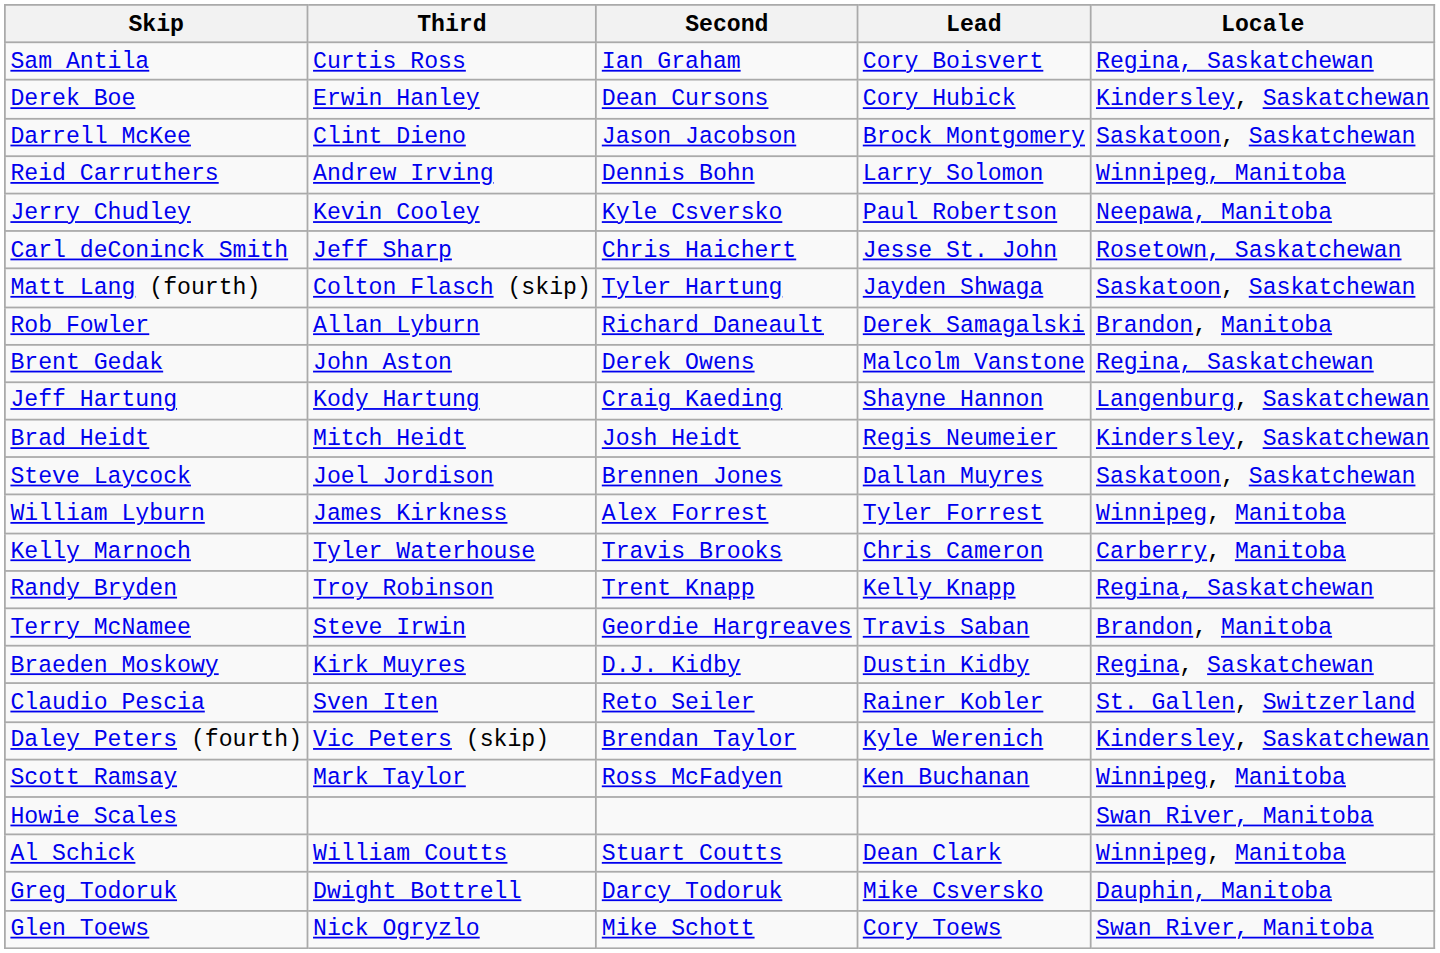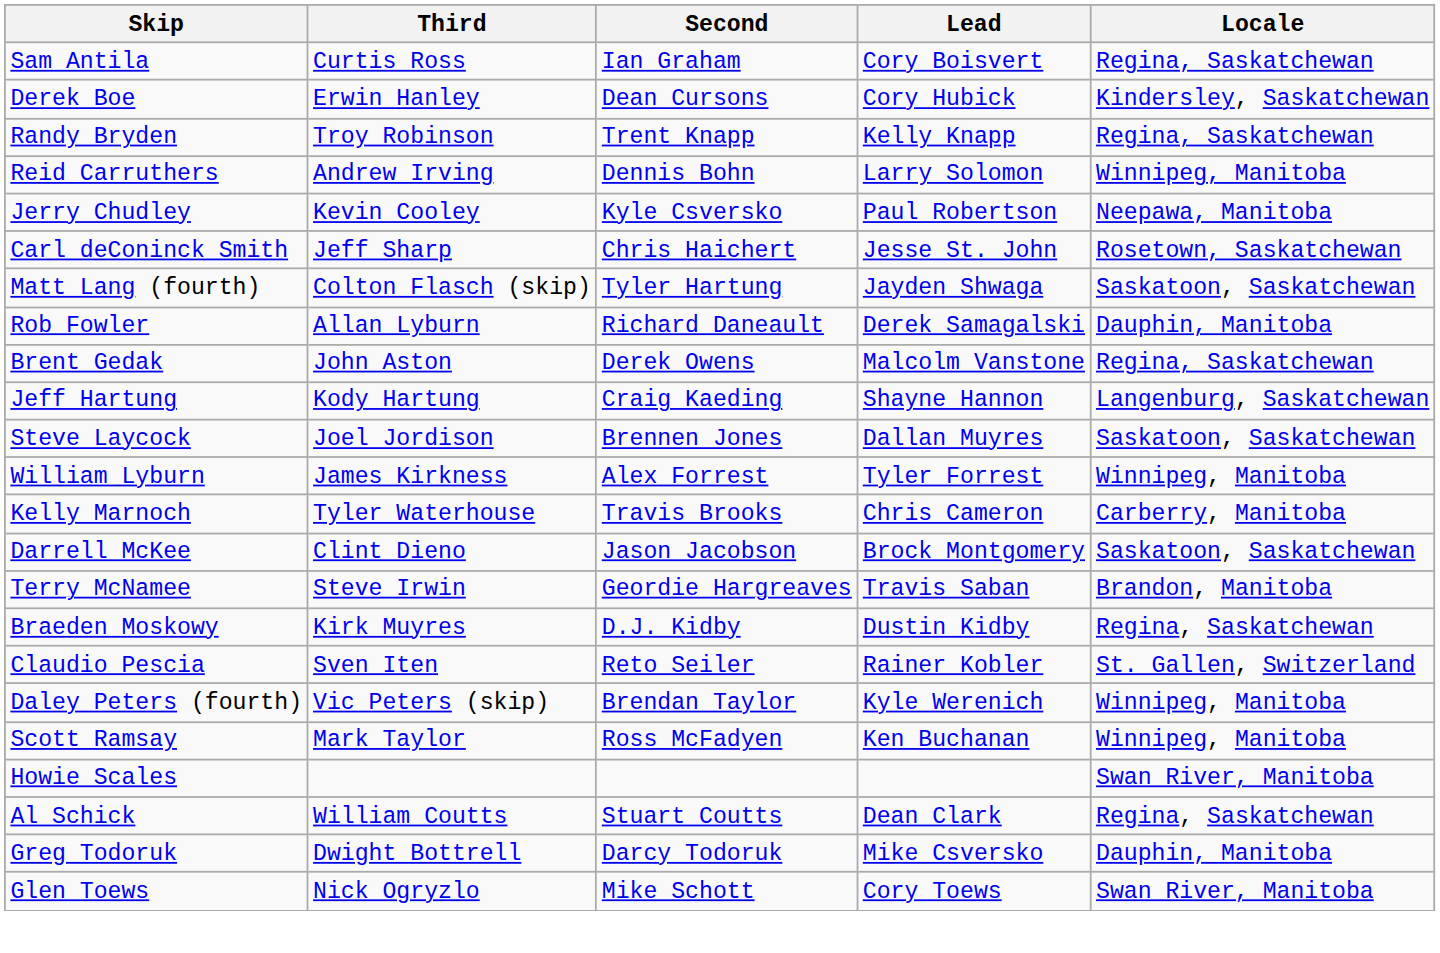rows swapped: (94, 589) <-> (101, 137)
(1214, 325) Brandon, Manitoba -> (1214, 325) Dauphin, Manitoba
- row: (80, 439)
(1263, 740) Kindersley, Saskatchewan -> (1221, 703) Winnipeg, Manitoba
(1221, 853) Winnipeg, Manitoba -> (1235, 816) Regina, Saskatchewan
